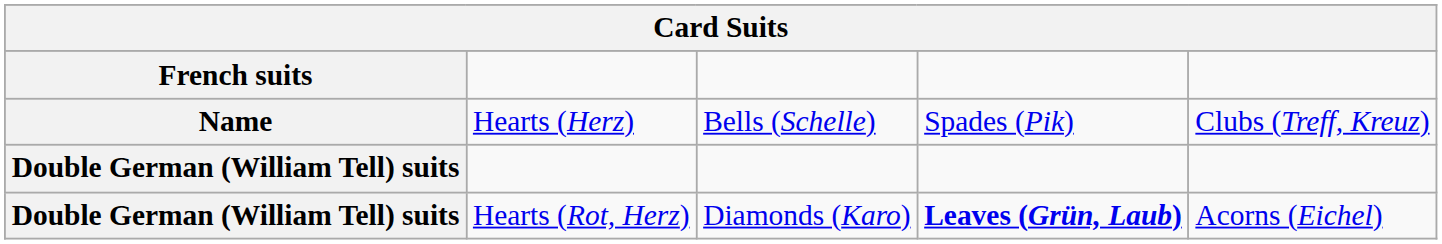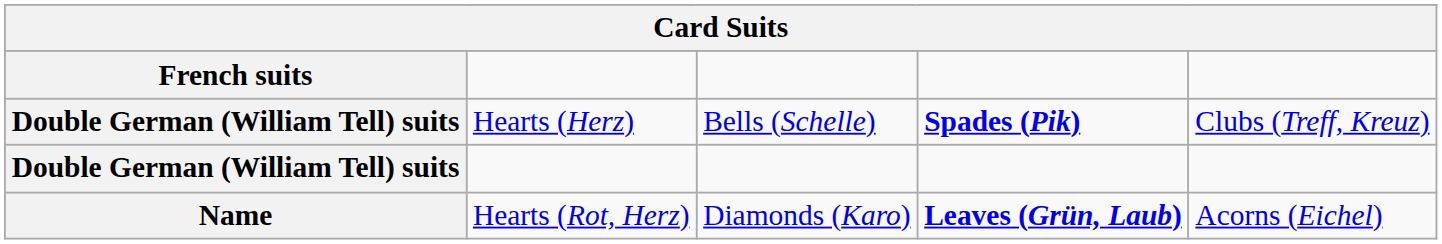(236, 121) Name -> (236, 121) Double German (William Tell) suits
(999, 121) normal -> (1002, 121) bold
(236, 214) Double German (William Tell) suits -> (236, 214) Name
